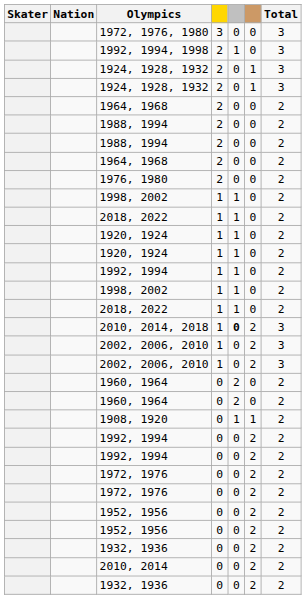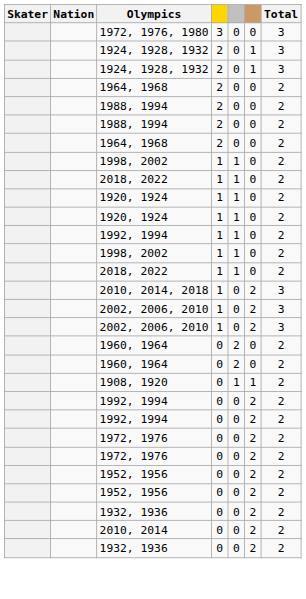- row: (154, 51)
- row: (134, 180)
(236, 327) bold -> (236, 290) normal
